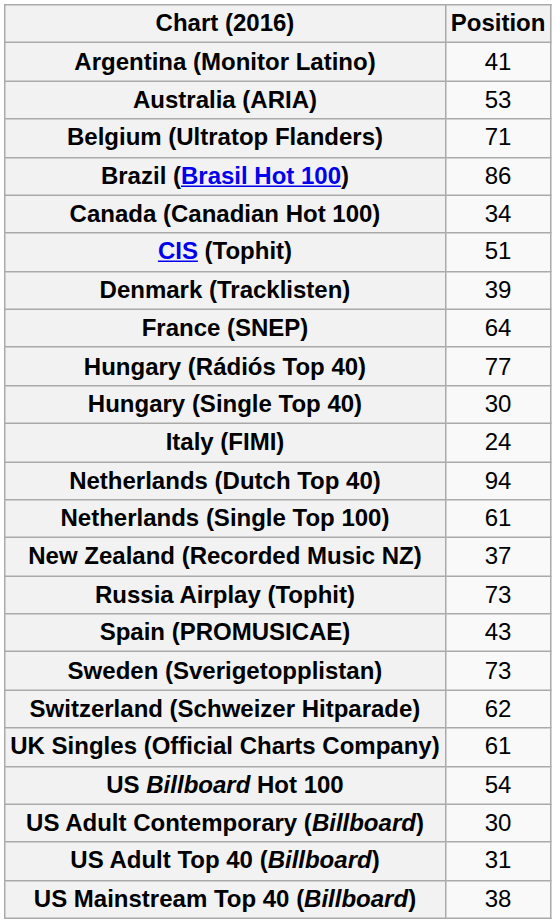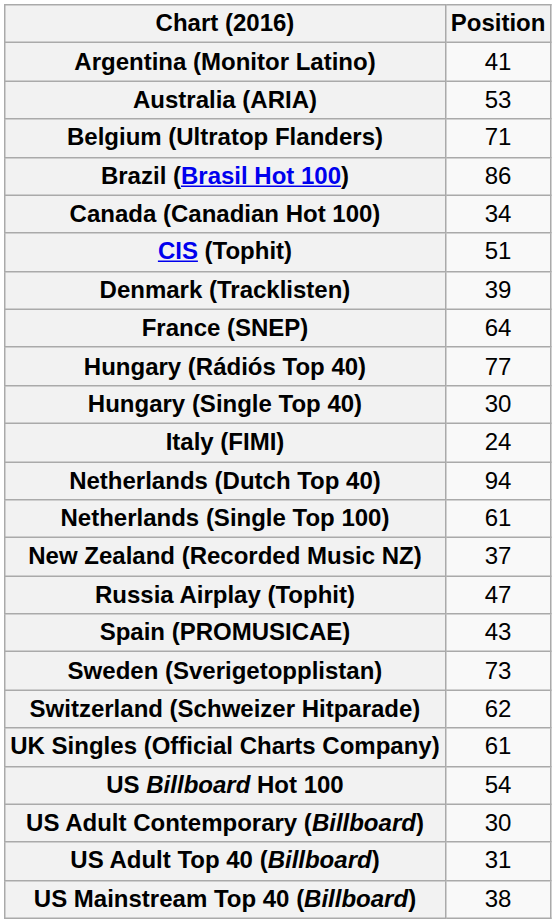(498, 594) 73 -> (498, 594) 47
